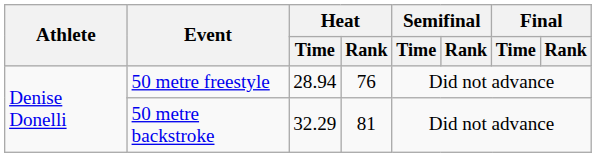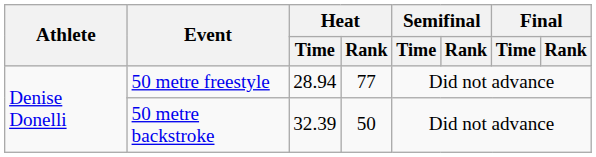(366, 82) 76 -> (366, 82) 77
(315, 125) 32.29 -> (315, 125) 32.39
(366, 125) 81 -> (366, 125) 50
